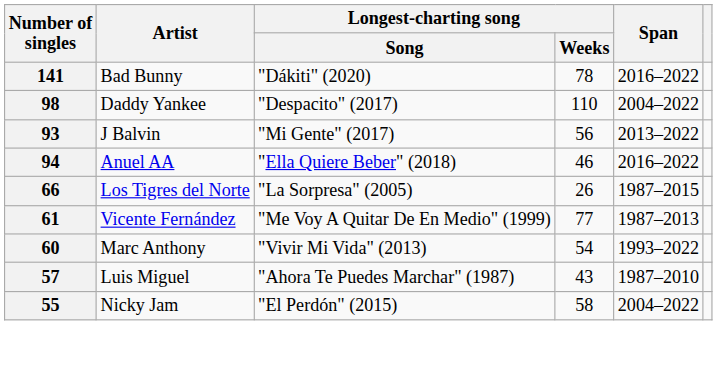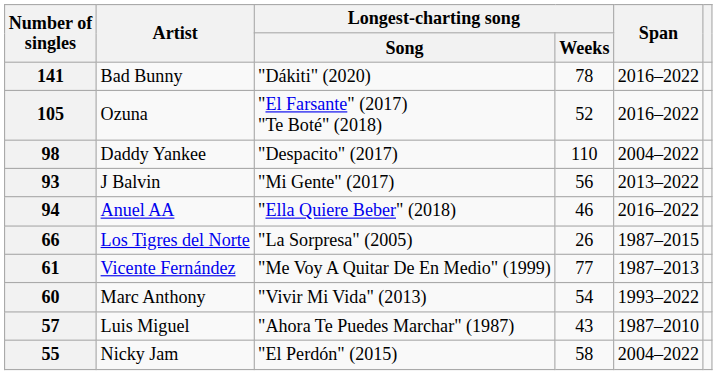+ row: (50, 115)
